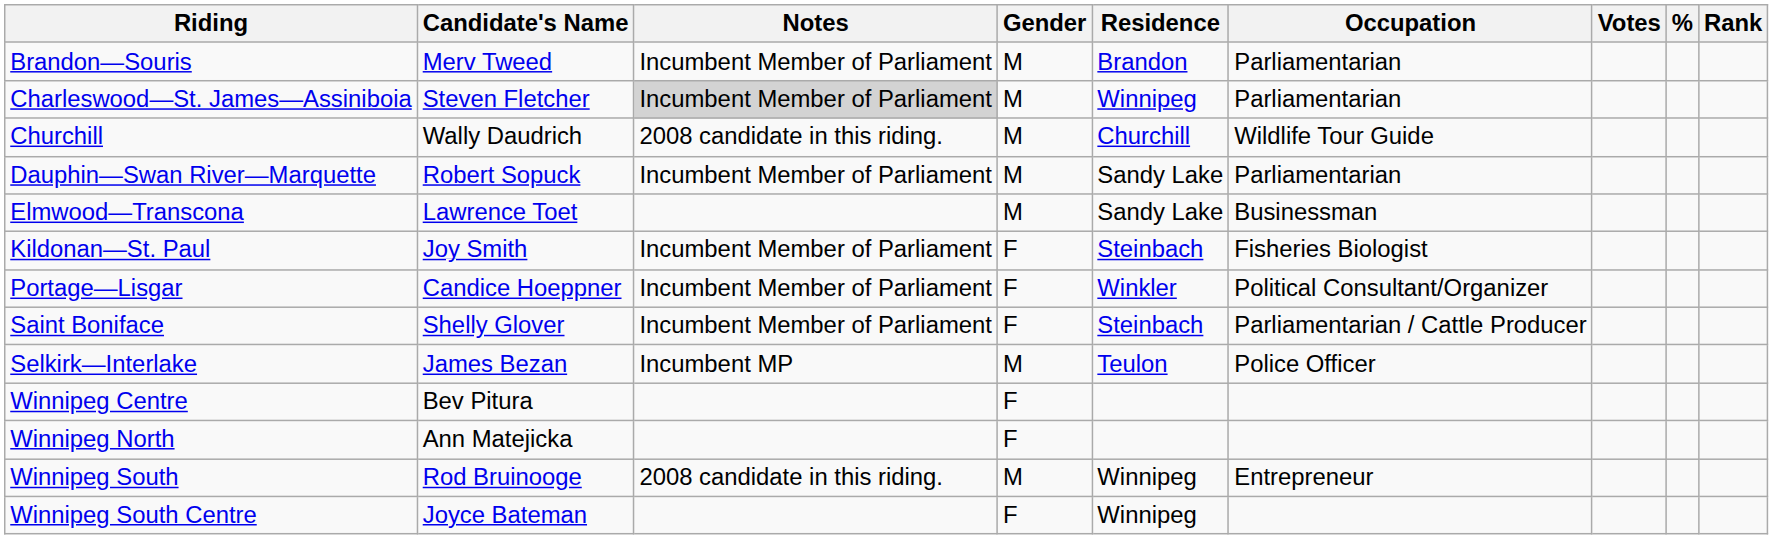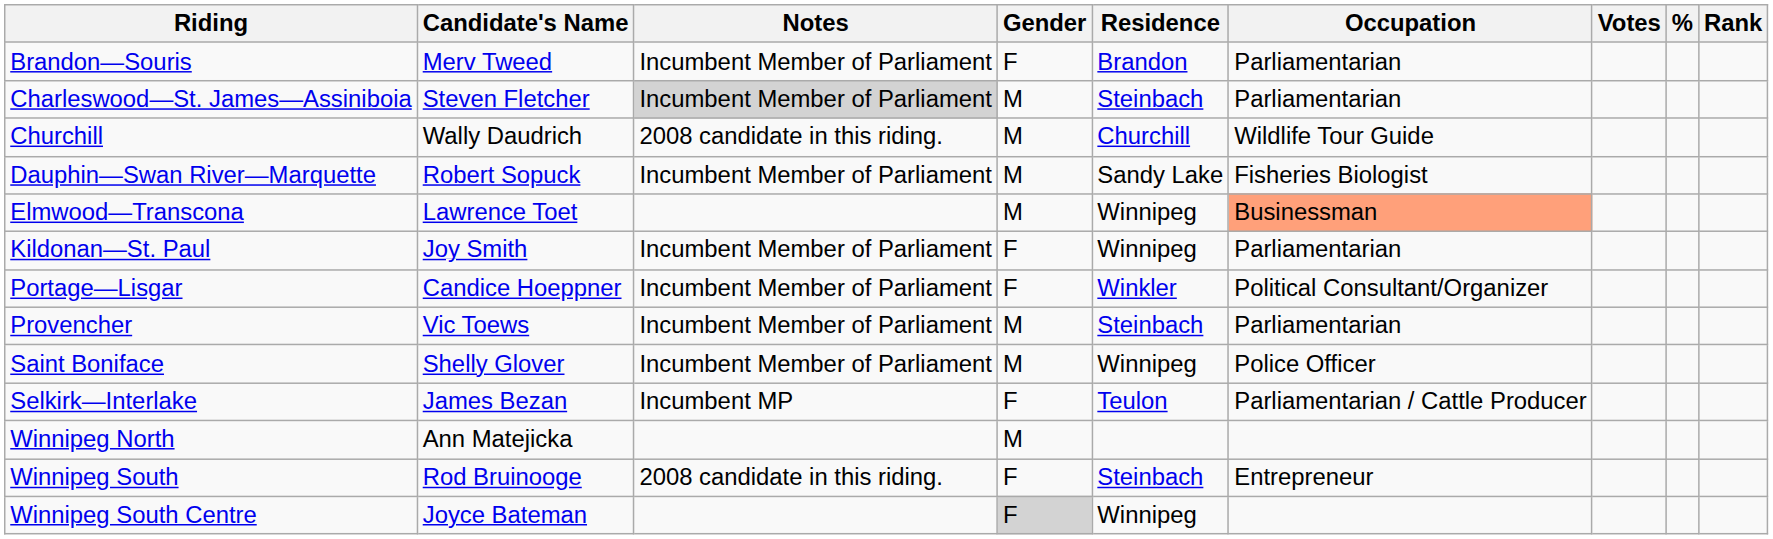(1013, 61) M -> (1010, 61) F
(1147, 99) Winnipeg -> (1150, 99) Steinbach
(1318, 174) Parliamentarian -> (1331, 174) Fisheries Biologist
(1160, 212) Sandy Lake -> (1147, 212) Winnipeg
(1306, 212) no background -> (1306, 212) lightsalmon background
(1150, 250) Steinbach -> (1147, 250) Winnipeg
(1331, 250) Fisheries Biologist -> (1318, 250) Parliamentarian
+ row: (71, 325)
(1010, 325) F -> (1013, 363) M
(1150, 325) Steinbach -> (1147, 363) Winnipeg
(1410, 325) Parliamentarian / Cattle Producer -> (1305, 363) Police Officer
(1013, 363) M -> (1010, 401) F
(1305, 363) Police Officer -> (1410, 401) Parliamentarian / Cattle Producer
- row: (99, 401)
(1010, 439) F -> (1013, 439) M
(1013, 477) M -> (1010, 477) F
(1147, 477) Winnipeg -> (1150, 477) Steinbach
(1010, 514) no background -> (1010, 514) lightgrey background
